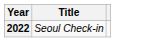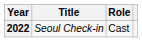+ column: (119, 12)
